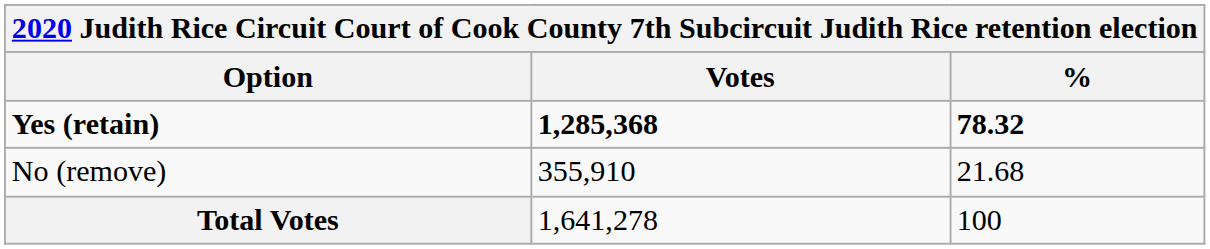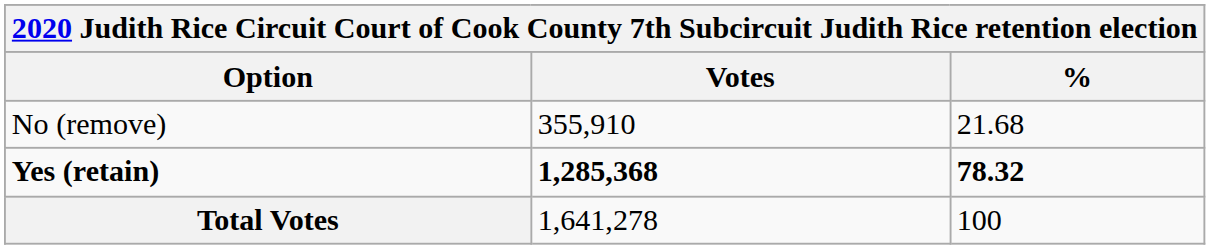rows swapped: (86, 123) <-> (89, 171)
